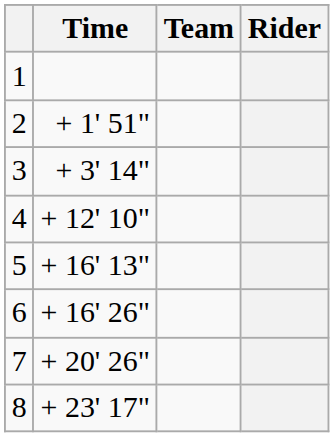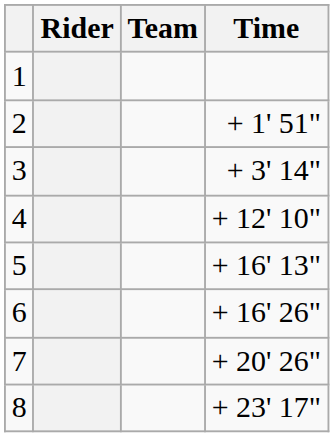columns swapped: (284, 28) <-> (95, 28)
